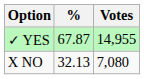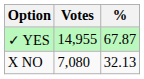columns swapped: (116, 15) <-> (74, 15)
